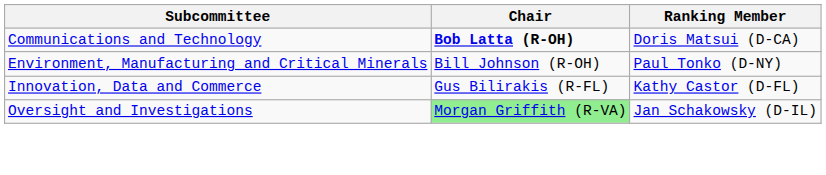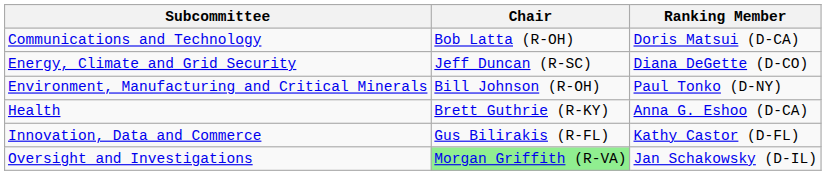(504, 40) bold -> (504, 40) normal
+ row: (152, 64)
+ row: (34, 111)
